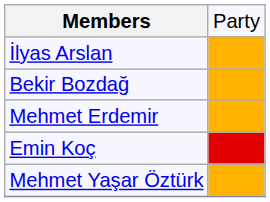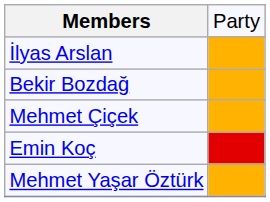+ row: (74, 117)
- row: (84, 117)
